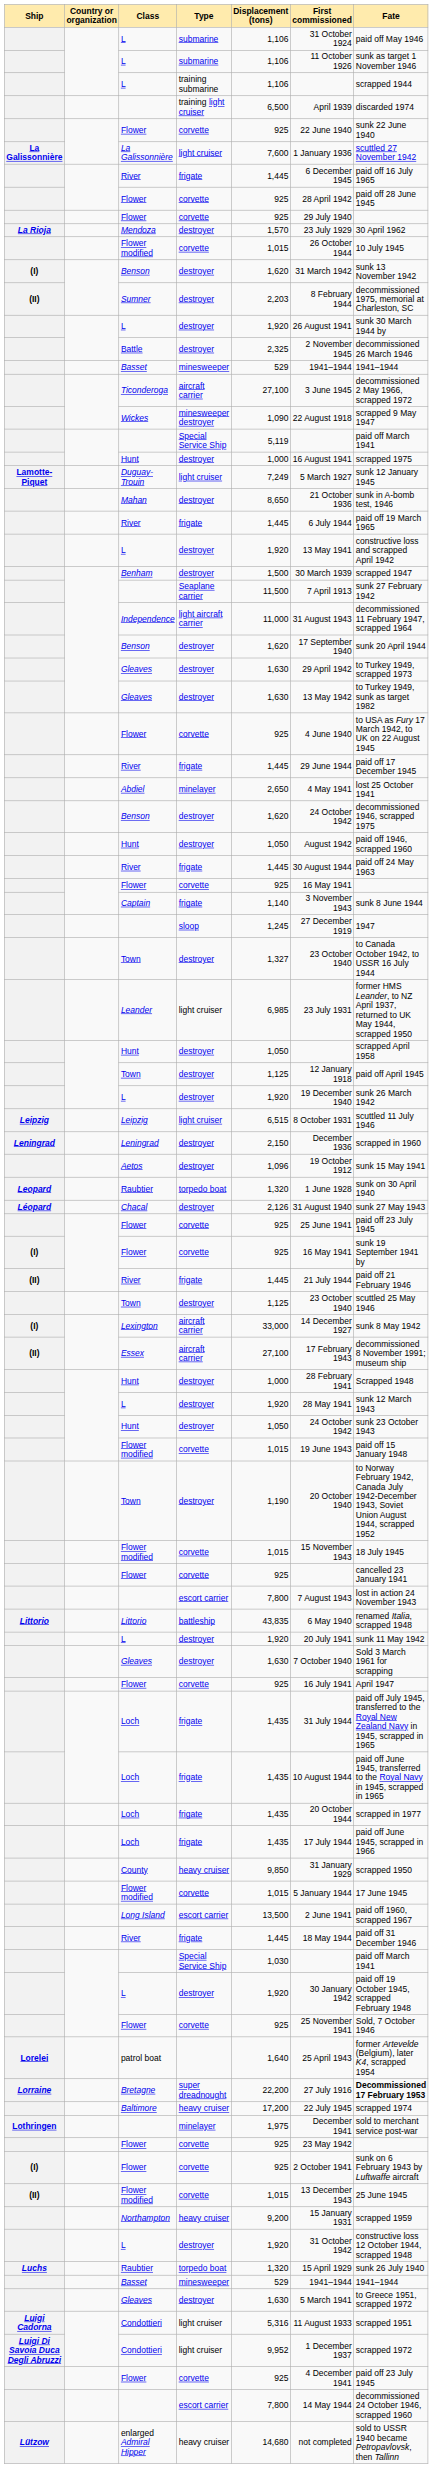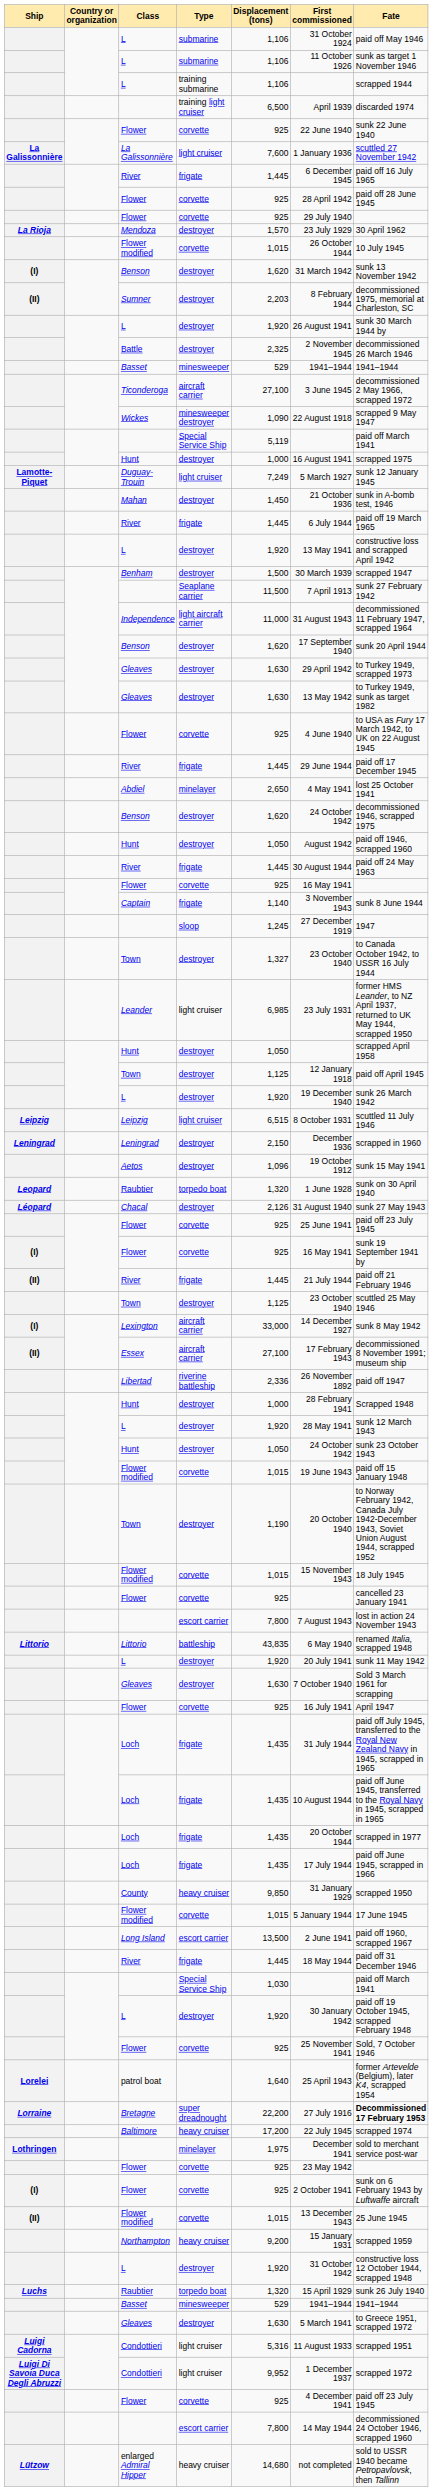(278, 500) 8,650 -> (278, 500) 1,450
+ row: (136, 1381)
